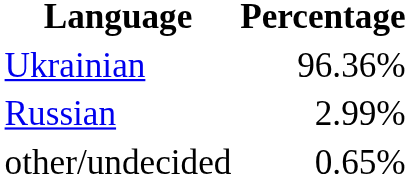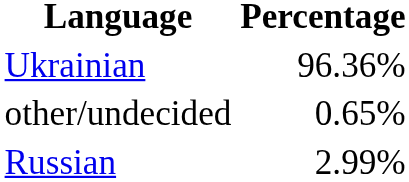rows swapped: (60, 113) <-> (118, 162)
